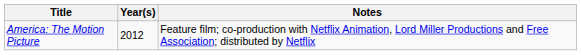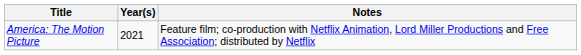(132, 35) 2012 -> (132, 35) 2021
